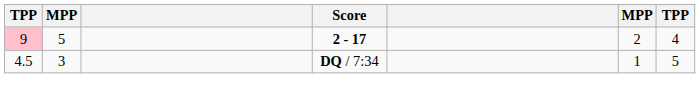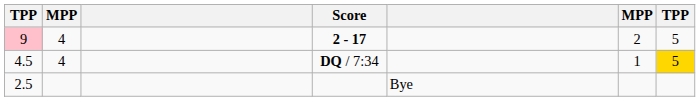(62, 38) 5 -> (62, 38) 4
(675, 38) 4 -> (675, 38) 5
(62, 61) 3 -> (62, 61) 4
(675, 61) no background -> (675, 61) gold background
+ row: (24, 84)
